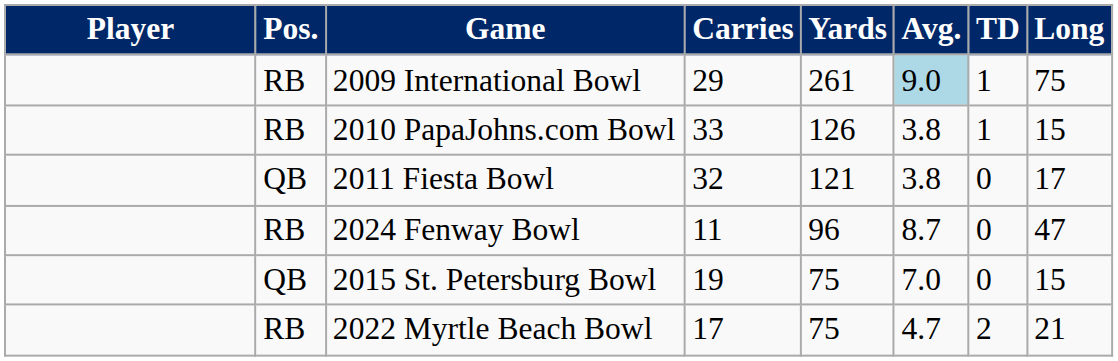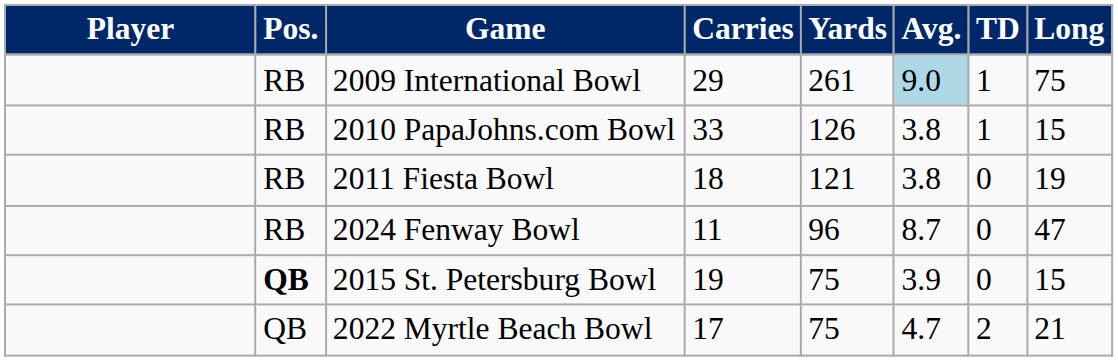(285, 179) QB -> (284, 179) RB
(708, 179) 32 -> (708, 179) 18
(1050, 179) 17 -> (1050, 179) 19
(285, 279) normal -> (286, 279) bold
(921, 279) 7.0 -> (921, 279) 3.9
(284, 329) RB -> (285, 329) QB
